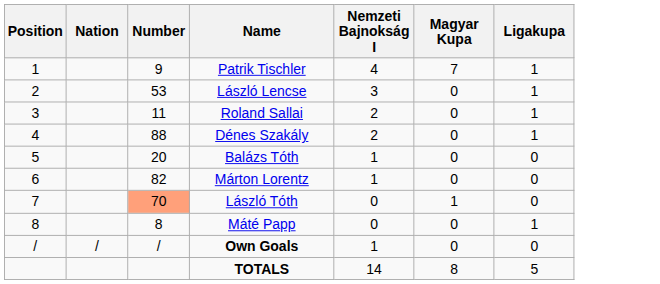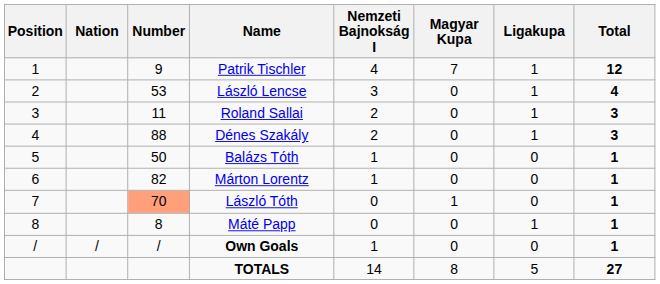+ column: (614, 31)
(159, 158) 20 -> (159, 158) 50
